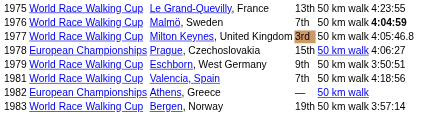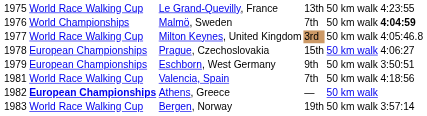(86, 22) World Race Walking Cup -> (79, 22) World Championships
(86, 65) World Race Walking Cup -> (88, 65) European Championships
(88, 93) normal -> (93, 93) bold
